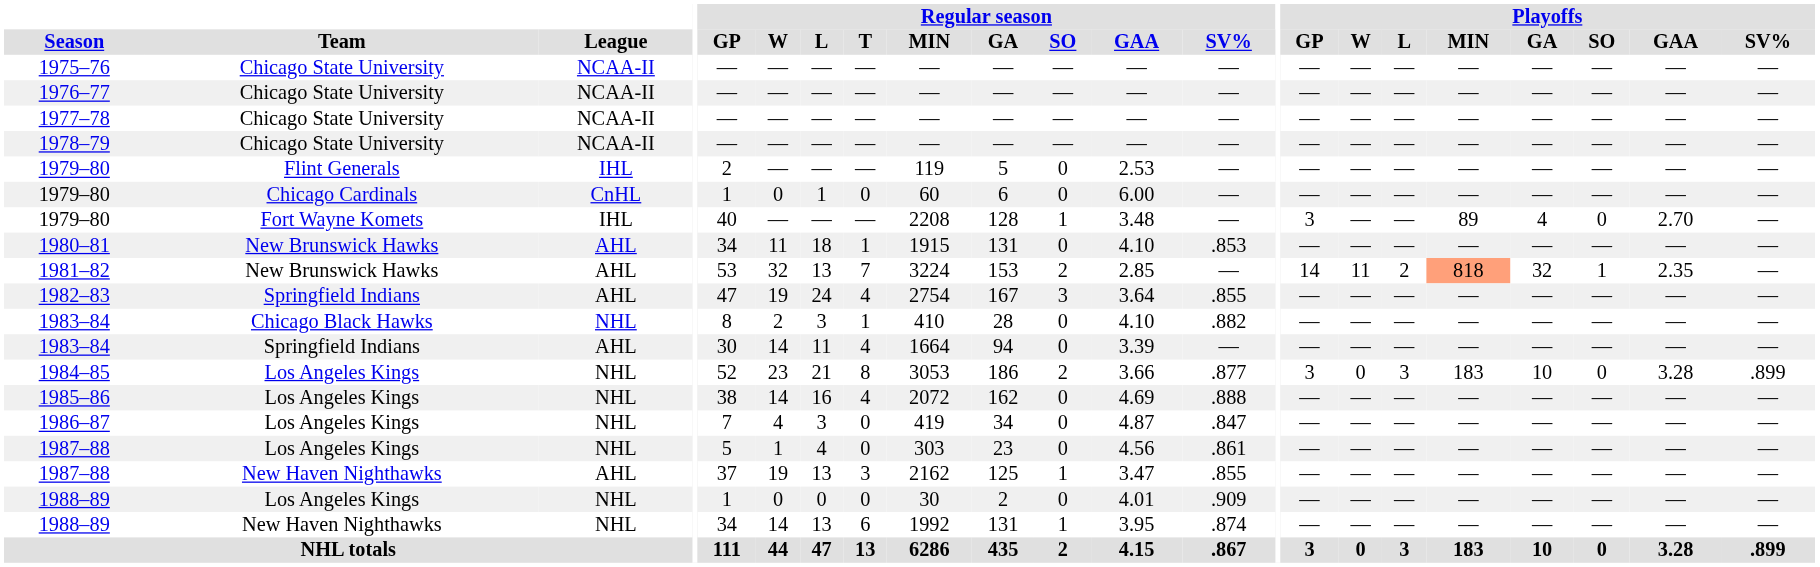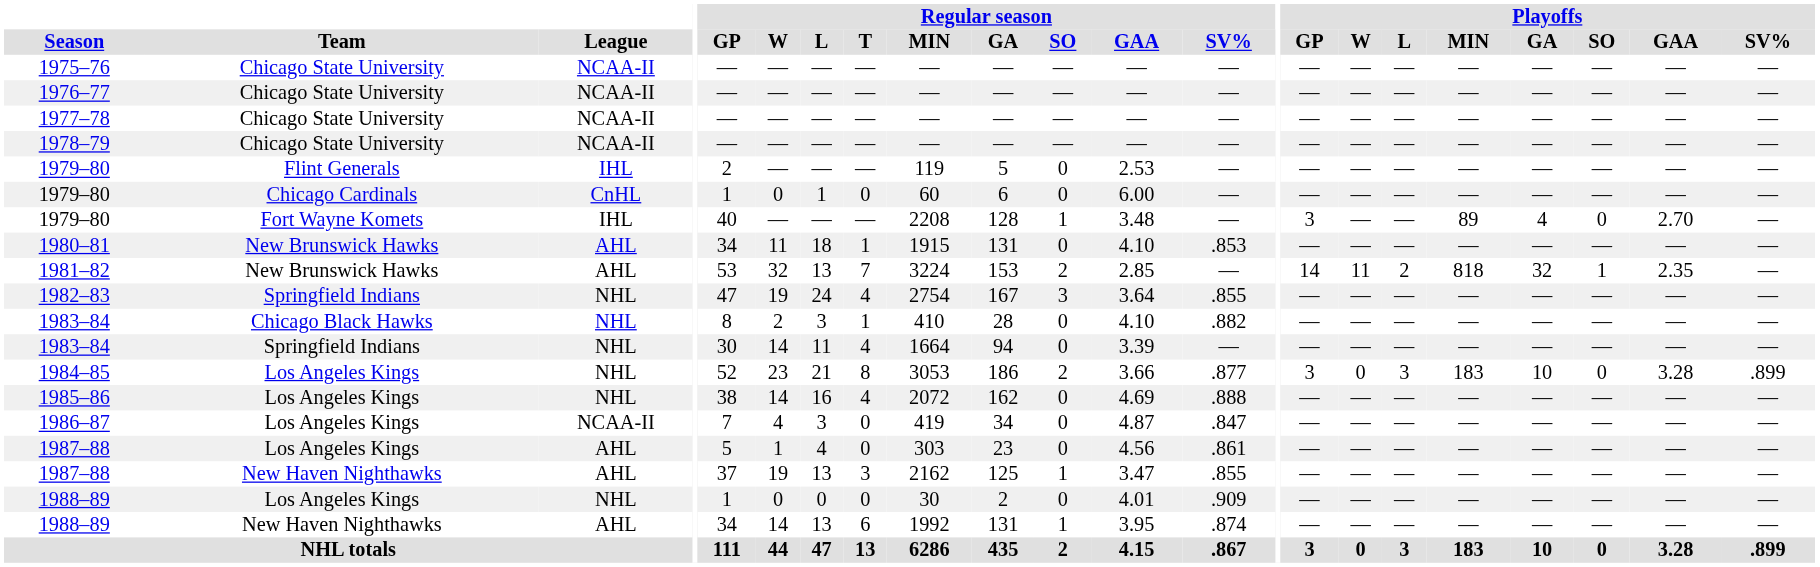(1468, 270) lightsalmon background -> (1468, 270) no background
(616, 295) AHL -> (616, 295) NHL
(616, 346) AHL -> (616, 346) NHL
(616, 422) NHL -> (616, 422) NCAA-II
(616, 448) NHL -> (616, 448) AHL
(616, 524) NHL -> (616, 524) AHL
